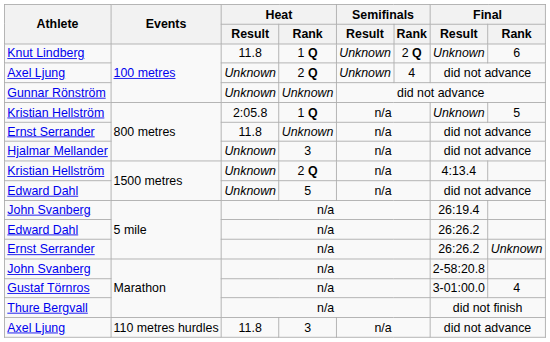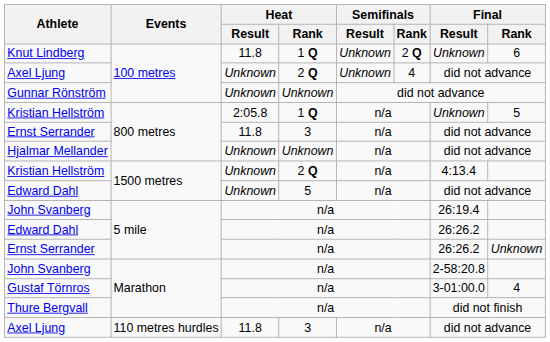(308, 132) Unknown -> (308, 132) 3
(308, 152) 3 -> (308, 152) Unknown
